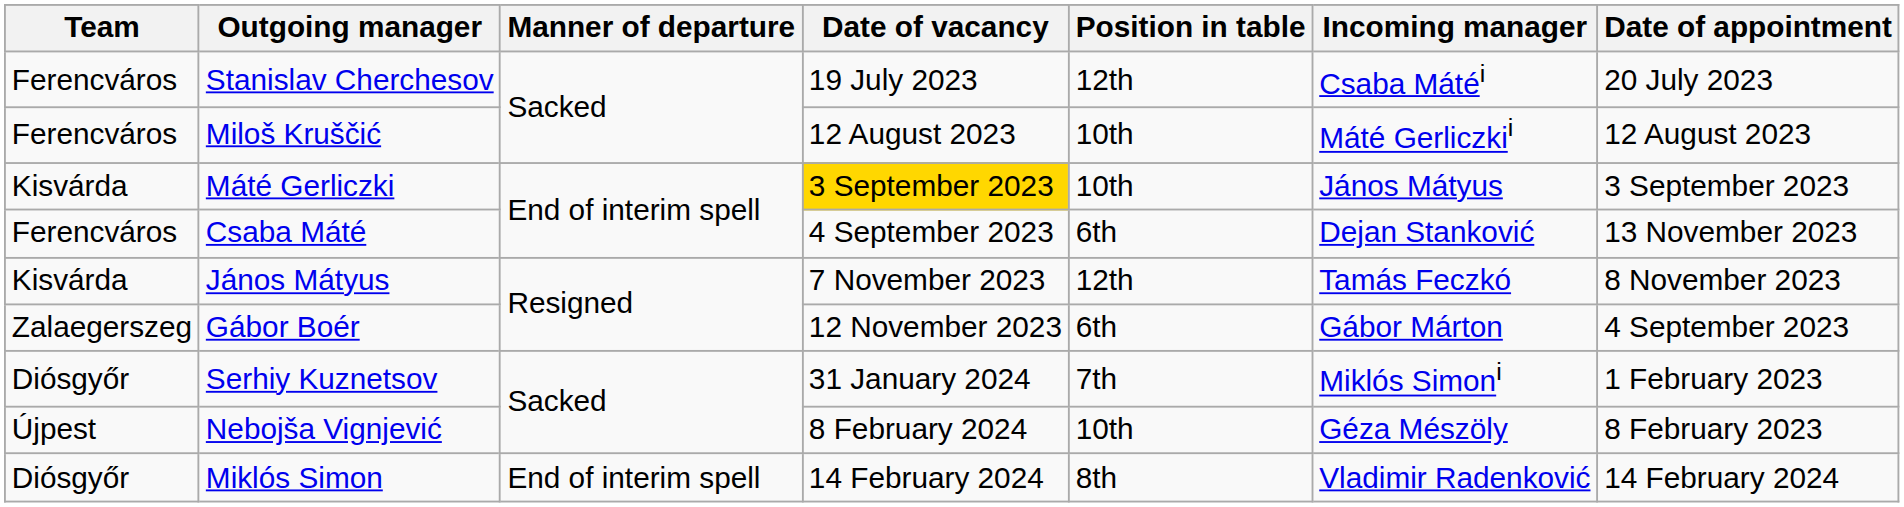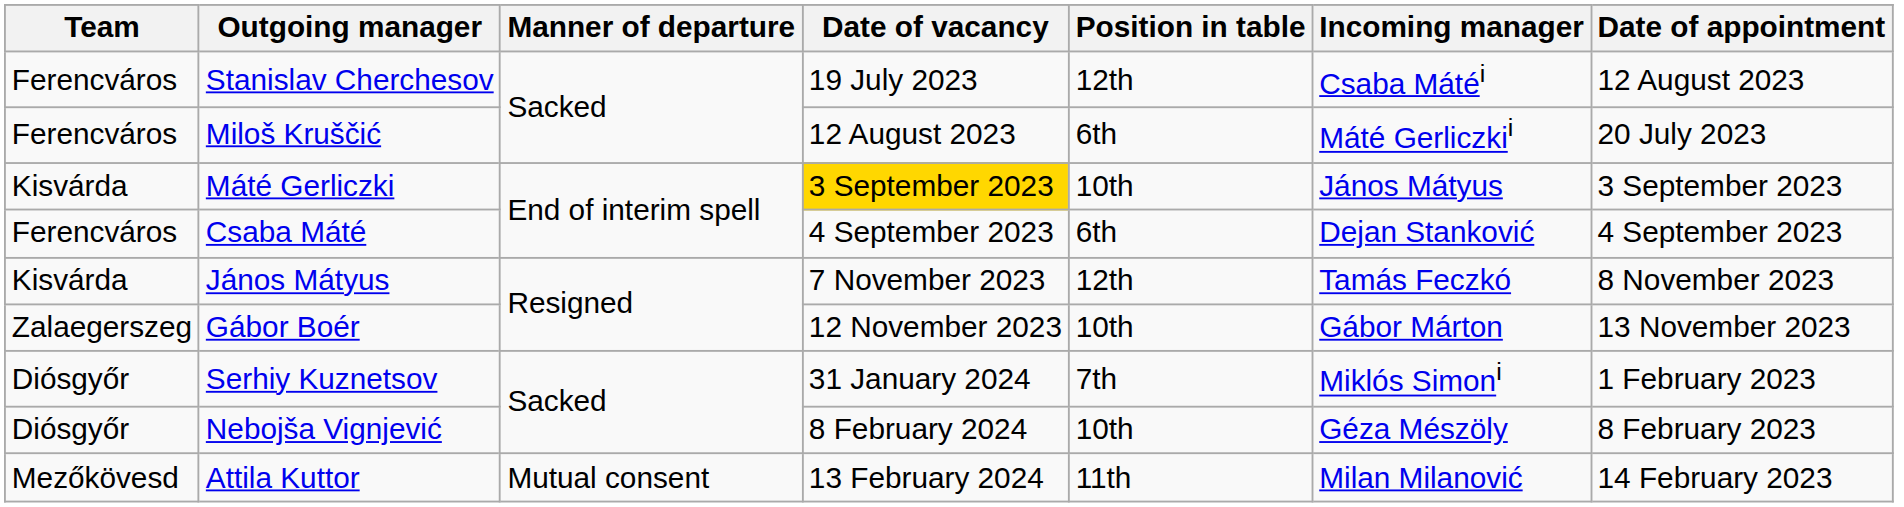(1689, 79) 20 July 2023 -> (1701, 79) 12 August 2023
(1105, 134) 10th -> (1096, 134) 6th
(1708, 134) 12 August 2023 -> (1682, 134) 20 July 2023
(1731, 232) 13 November 2023 -> (1720, 232) 4 September 2023
(1096, 327) 6th -> (1105, 327) 10th
(1727, 327) 4 September 2023 -> (1724, 327) 13 November 2023
(54, 429) Újpest -> (71, 429) Diósgyőr
+ row: (283, 477)
- row: (294, 477)
